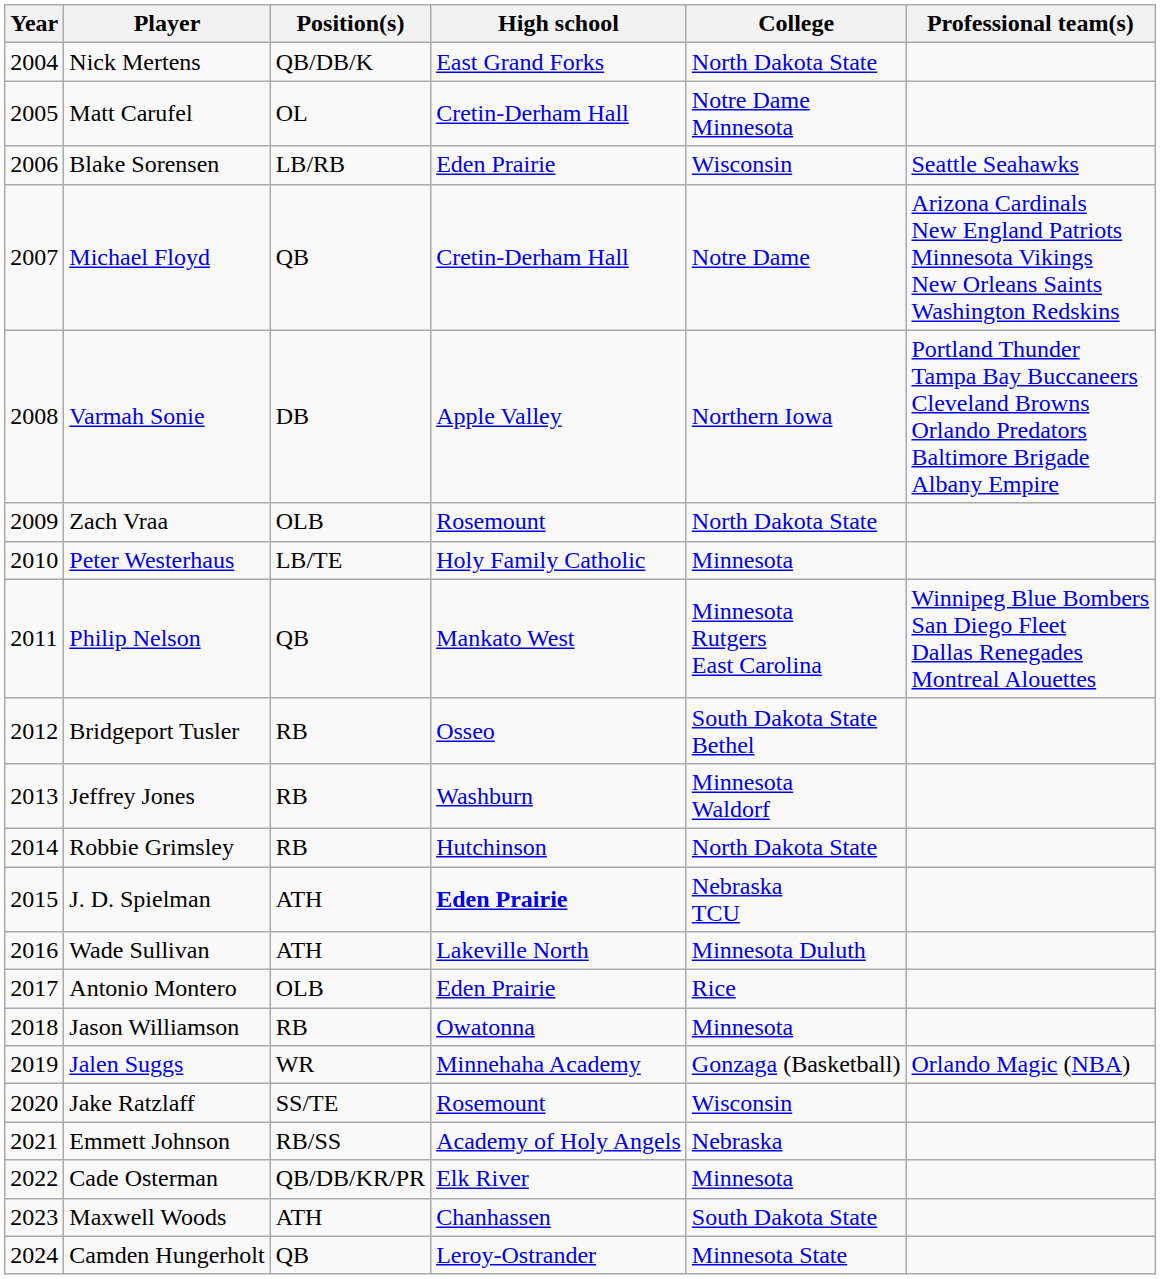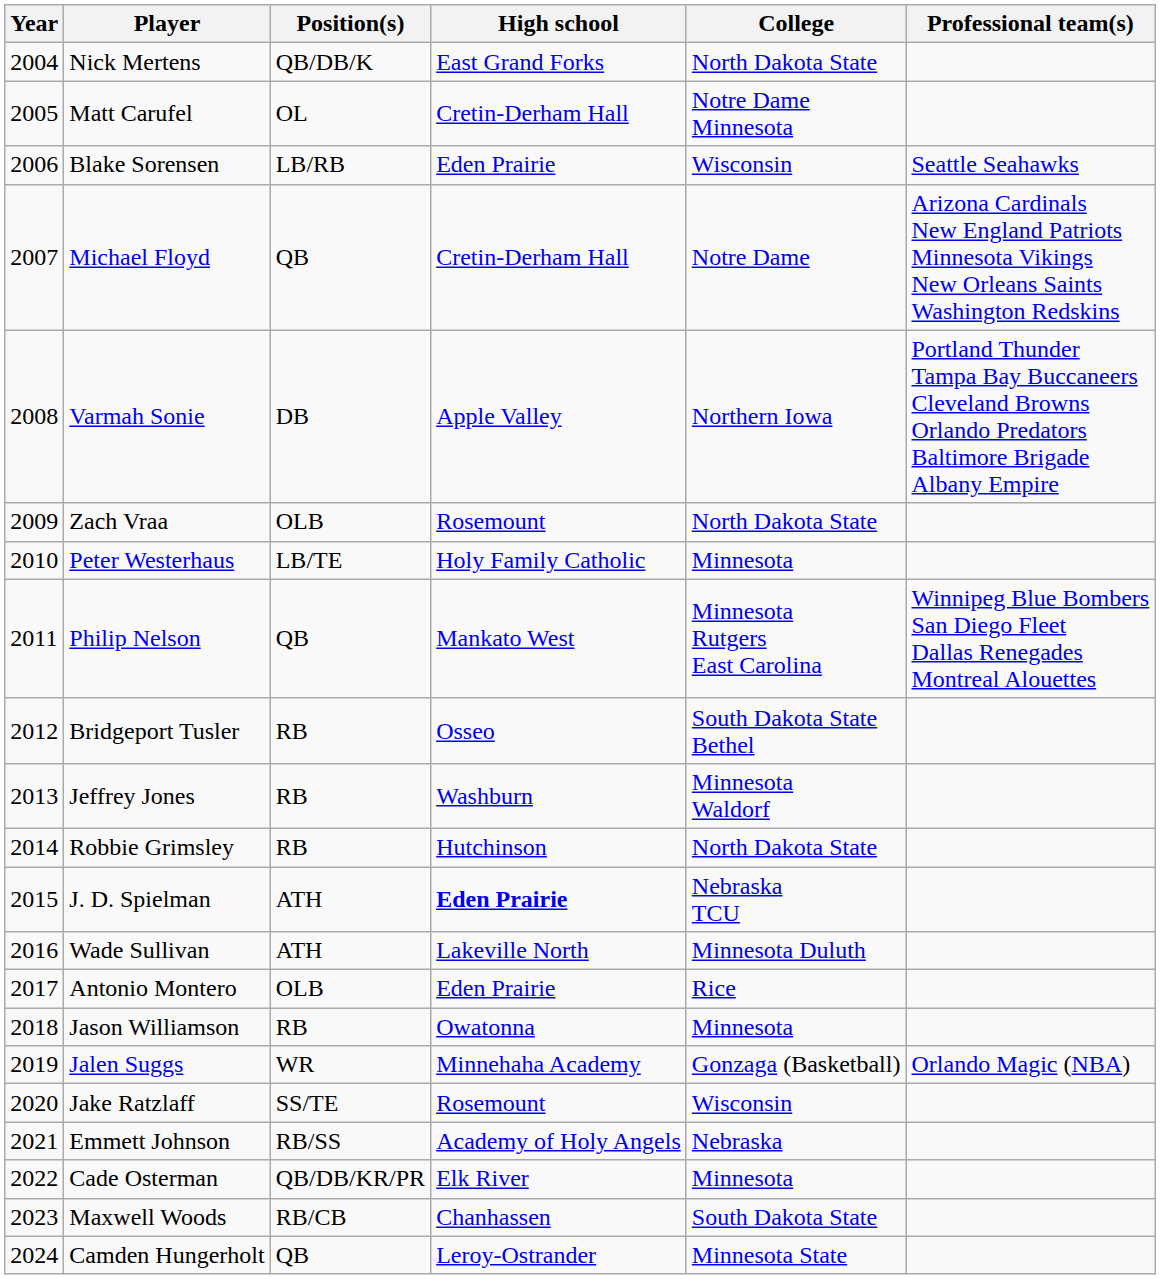(299, 1216) ATH -> (311, 1216) RB/CB
